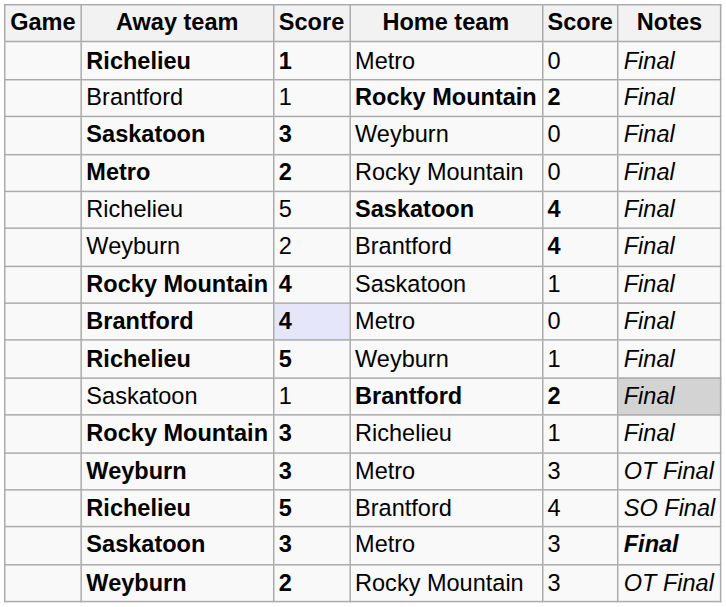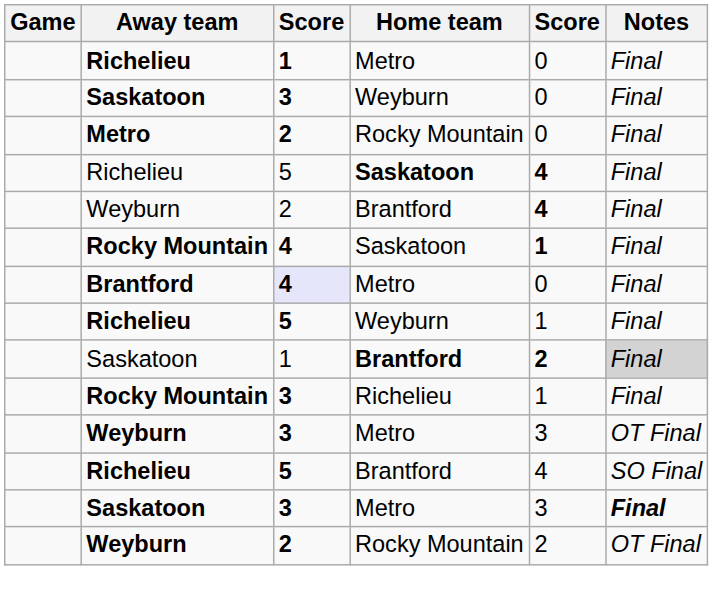- row: (135, 97)
(554, 284) normal -> (541, 246) bold
(554, 582) 3 -> (541, 545) 2
